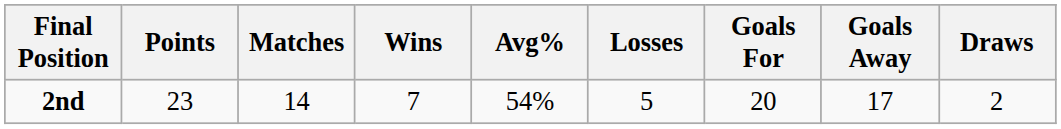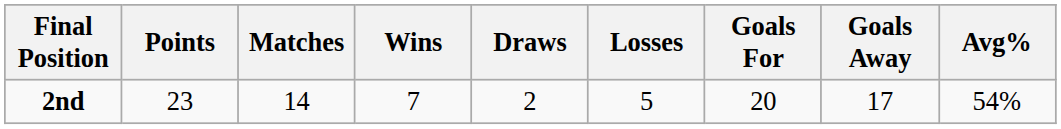columns swapped: (997, 42) <-> (530, 42)
